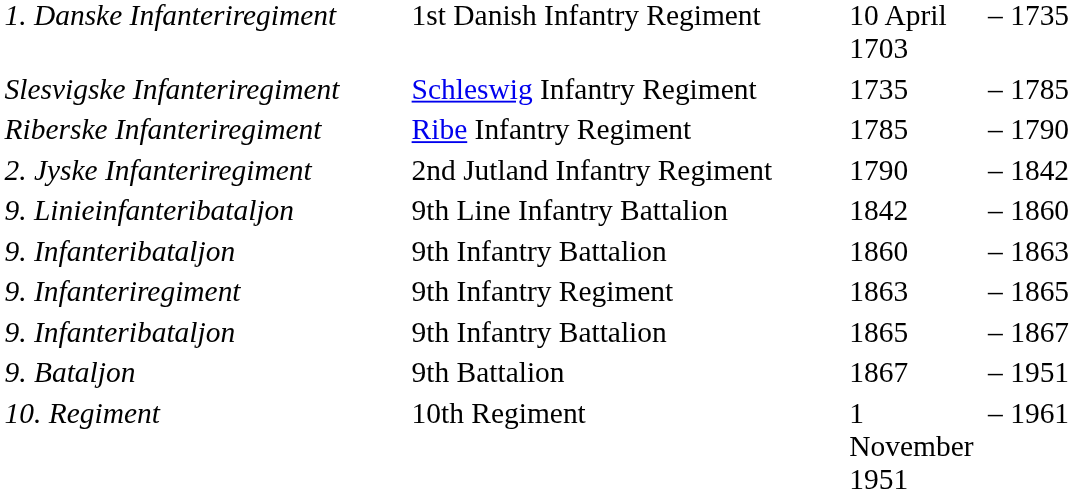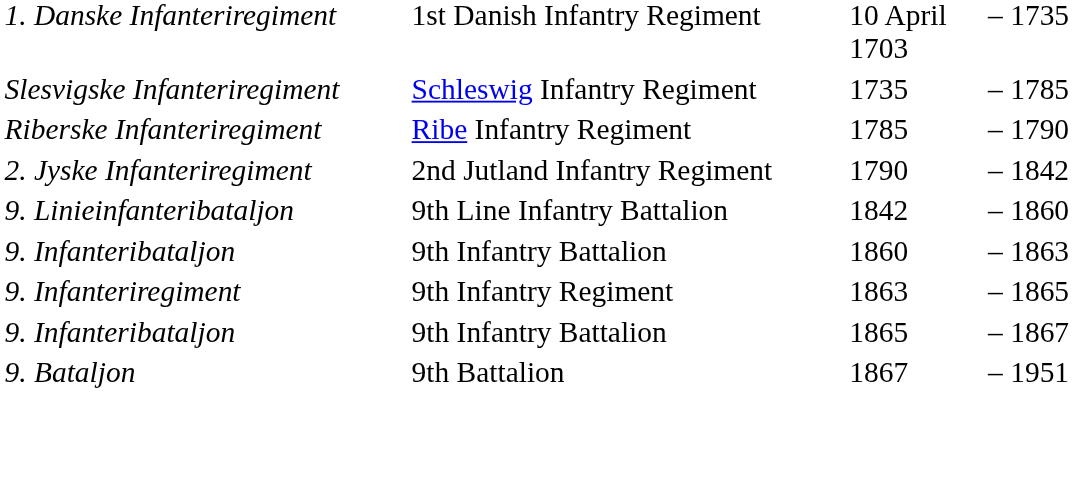- row: (911, 446)
